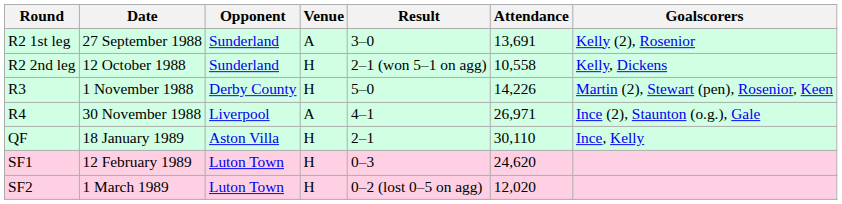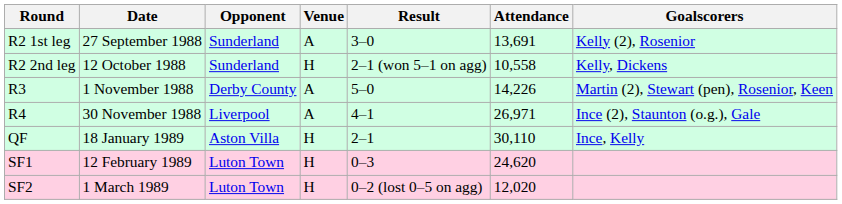(309, 89) H -> (309, 89) A
